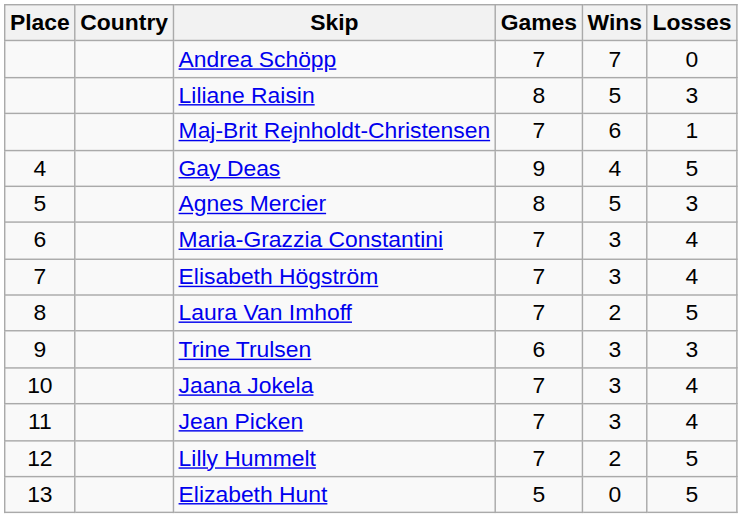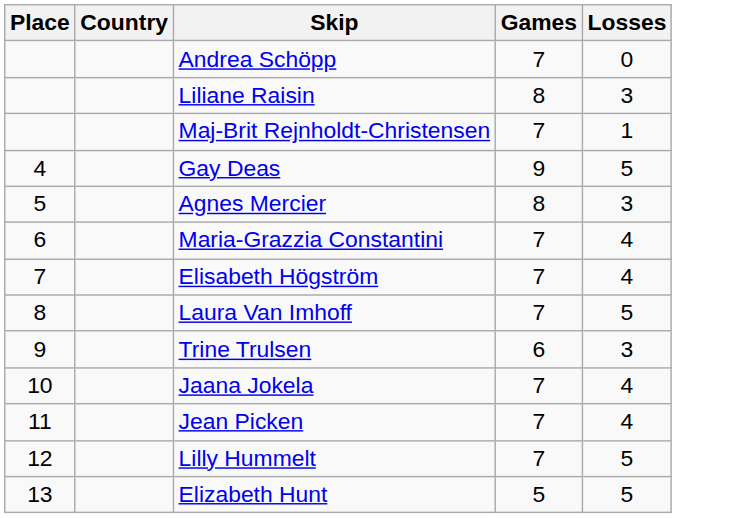- column: (615, 22)
